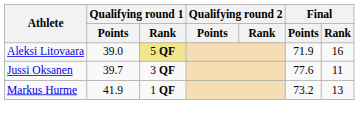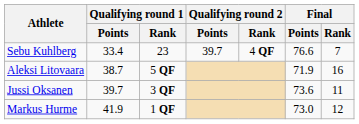+ row: (42, 52)
(113, 52) 39.0 -> (113, 71) 38.7
(163, 52) khaki background -> (163, 71) no background
(303, 71) 77.6 -> (303, 90) 73.6
(303, 90) 73.2 -> (303, 109) 73.0
(338, 90) 13 -> (338, 109) 12
